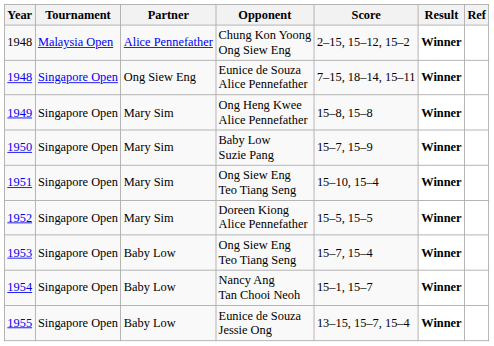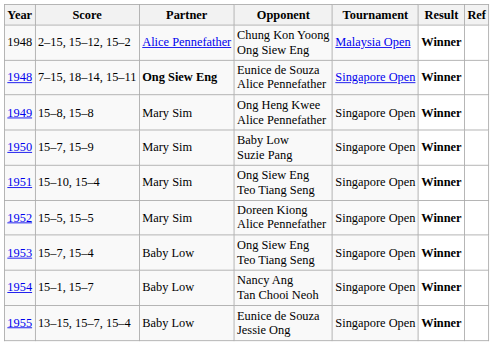columns swapped: (78, 15) <-> (366, 15)
(160, 77) normal -> (180, 77) bold
